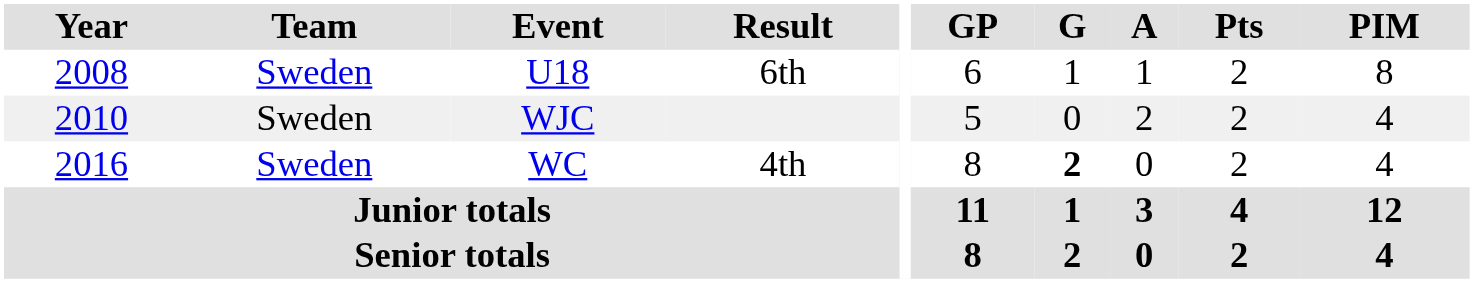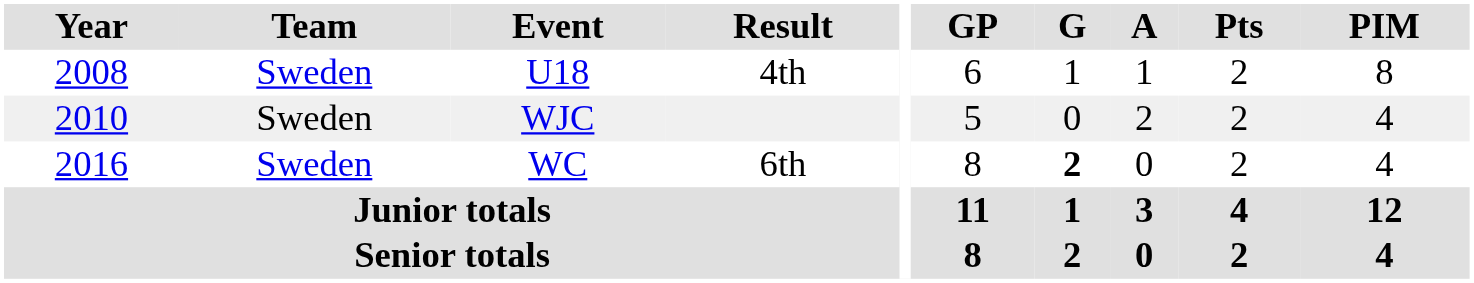(783, 72) 6th -> (783, 72) 4th
(783, 163) 4th -> (783, 163) 6th
